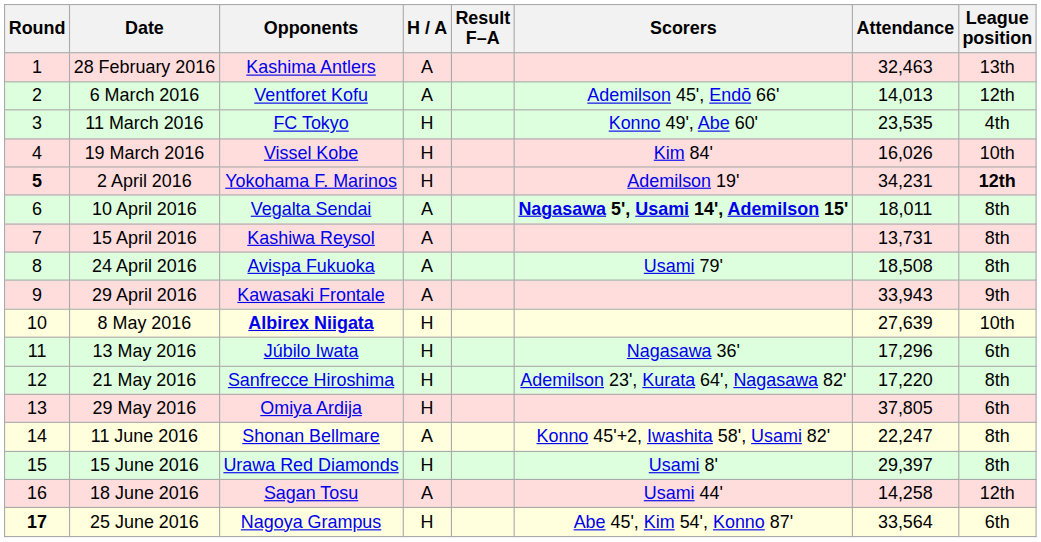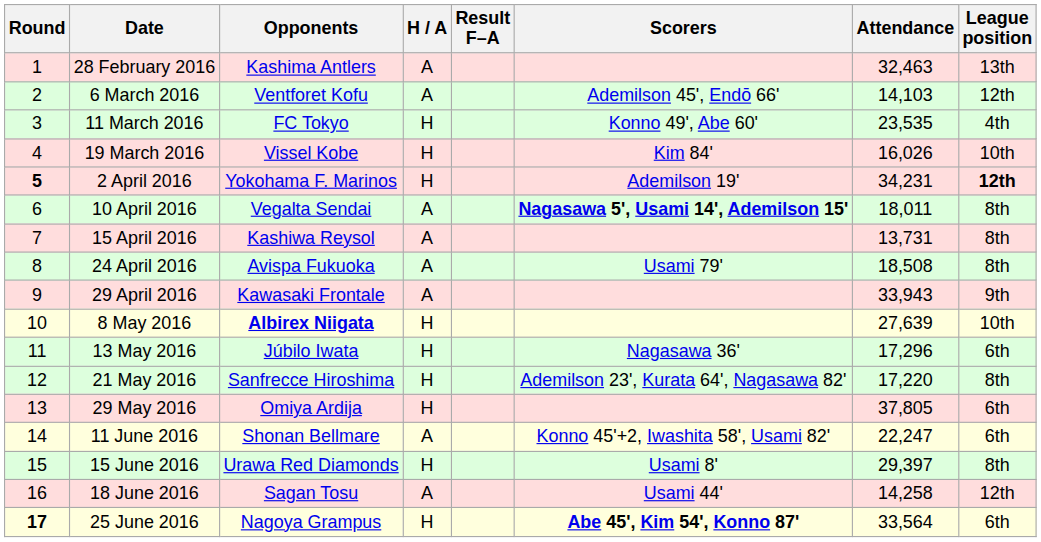(905, 95) 14,013 -> (905, 95) 14,103
(997, 436) 8th -> (997, 436) 6th
(683, 522) normal -> (683, 522) bold
